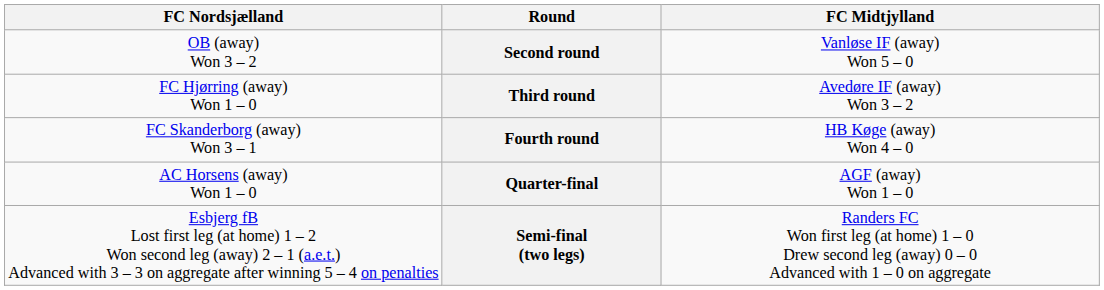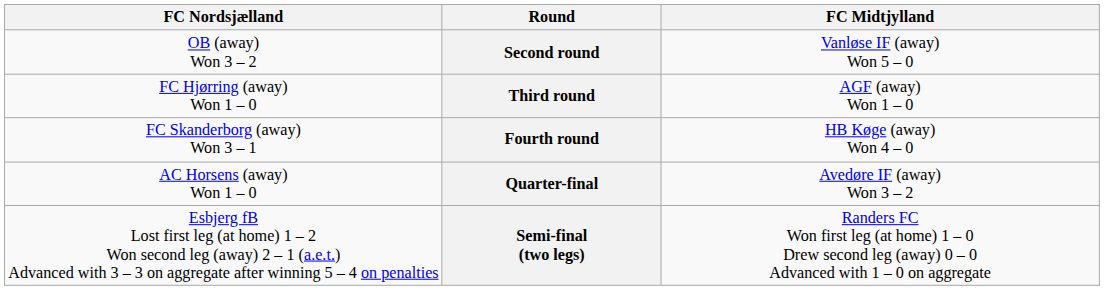(880, 95) Avedøre IF (away) Won 3 – 2 -> (880, 95) AGF (away) Won 1 – 0
(880, 183) AGF (away) Won 1 – 0 -> (880, 183) Avedøre IF (away) Won 3 – 2
